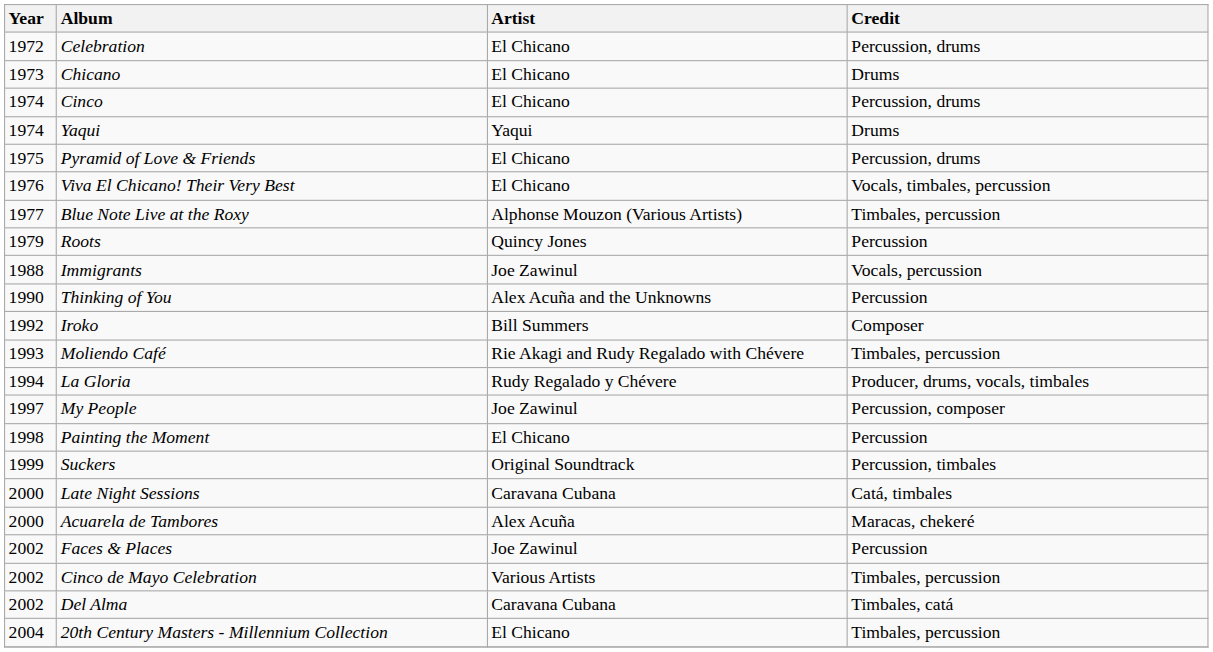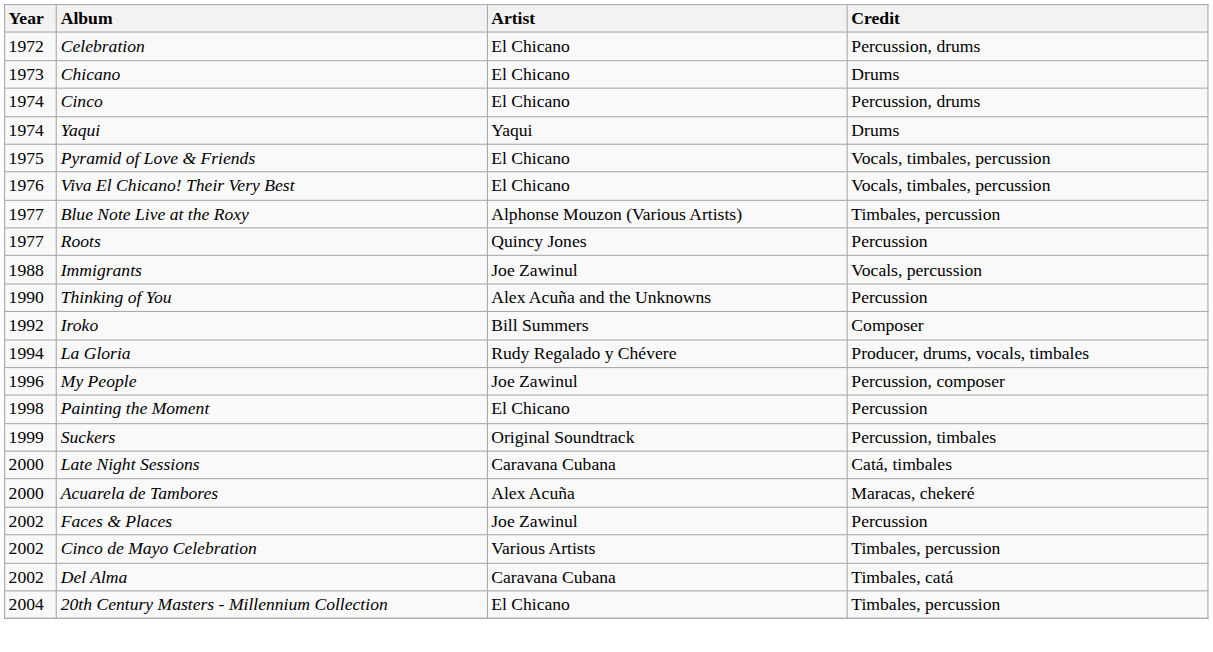(916, 158) Percussion, drums -> (951, 158) Vocals, timbales, percussion
(26, 241) 1979 -> (26, 241) 1977
- row: (113, 353)
(26, 409) 1997 -> (26, 381) 1996
